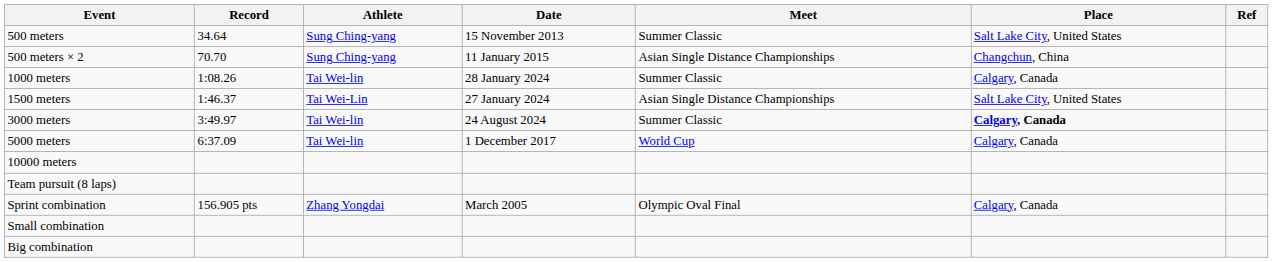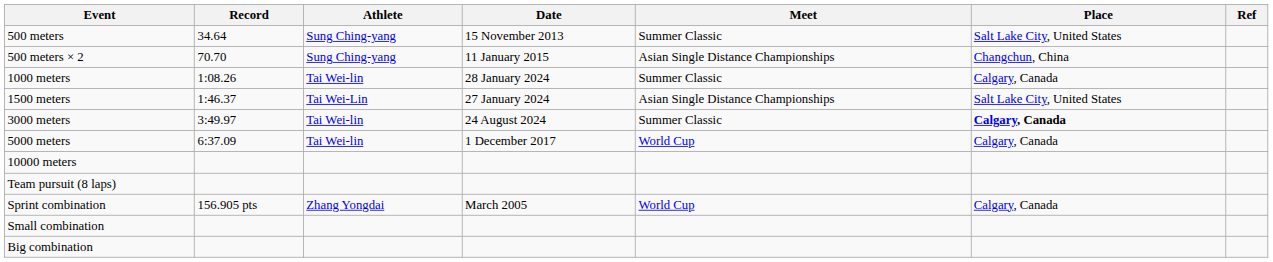(690, 204) Olympic Oval Final -> (667, 204) World Cup
